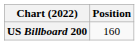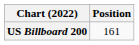(112, 31) 160 -> (112, 31) 161
